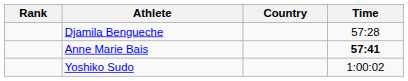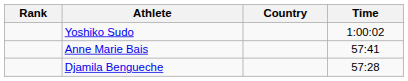rows swapped: (114, 32) <-> (99, 68)
(365, 50) bold -> (365, 50) normal
